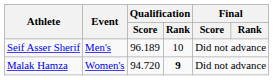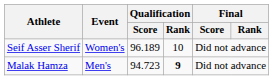(98, 48) Men's -> (105, 48) Women's
(105, 66) Women's -> (98, 66) Men's
(145, 66) 94.720 -> (145, 66) 94.723
